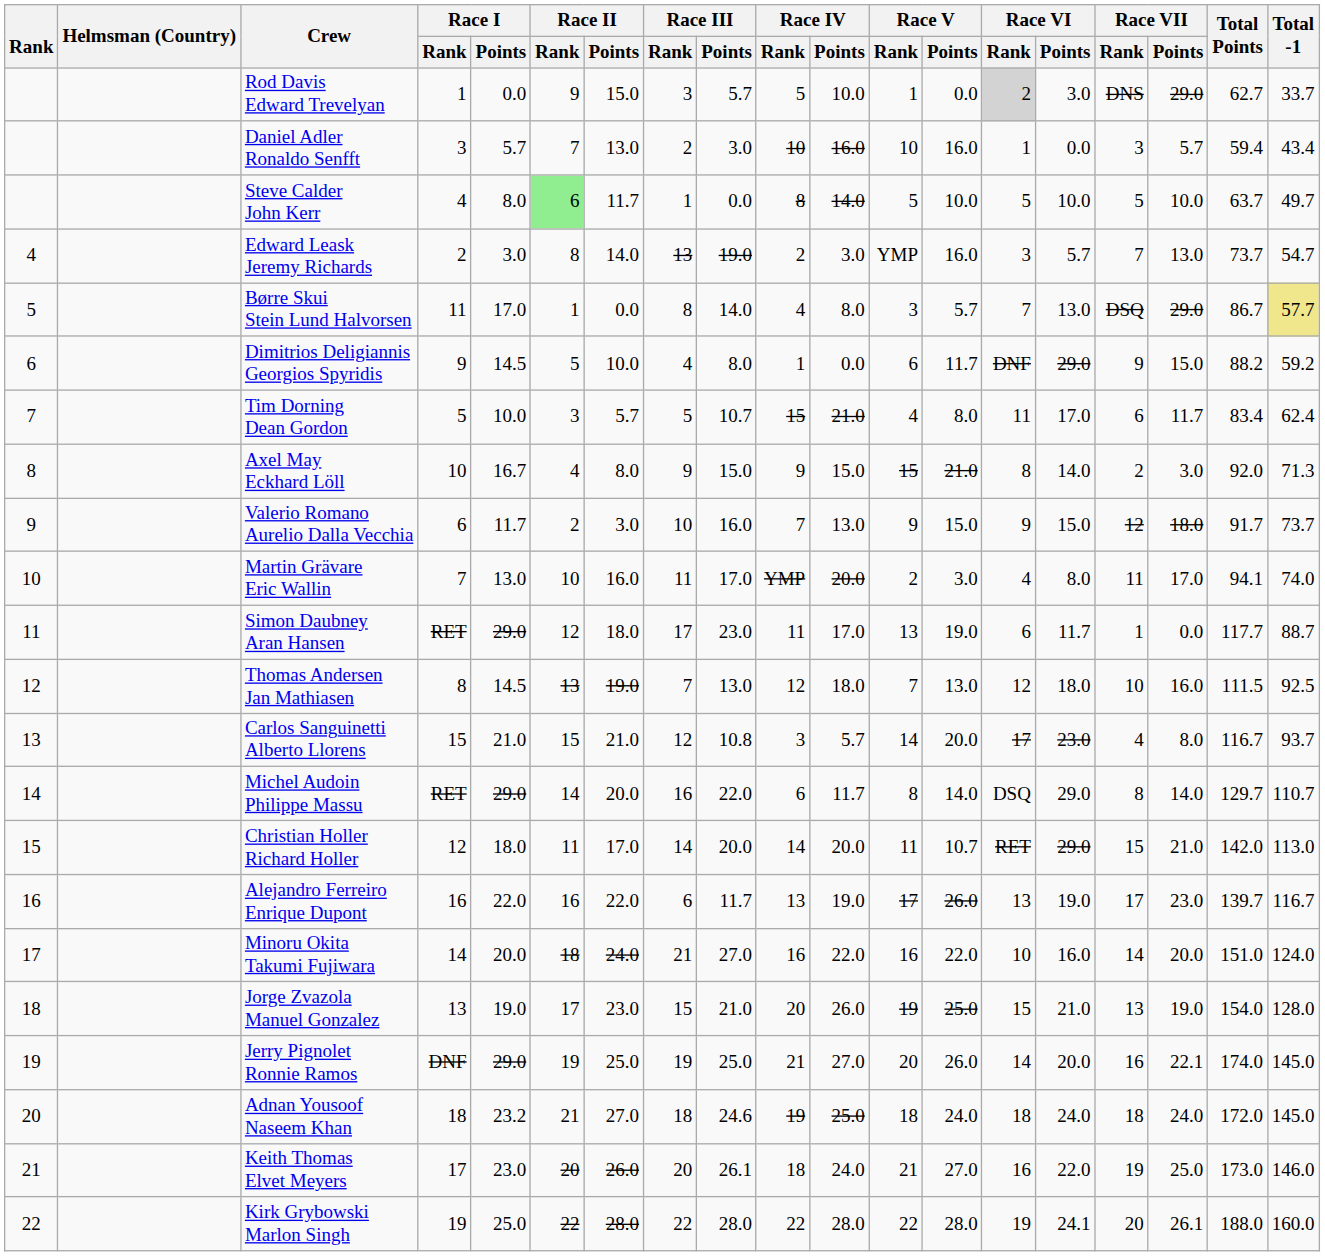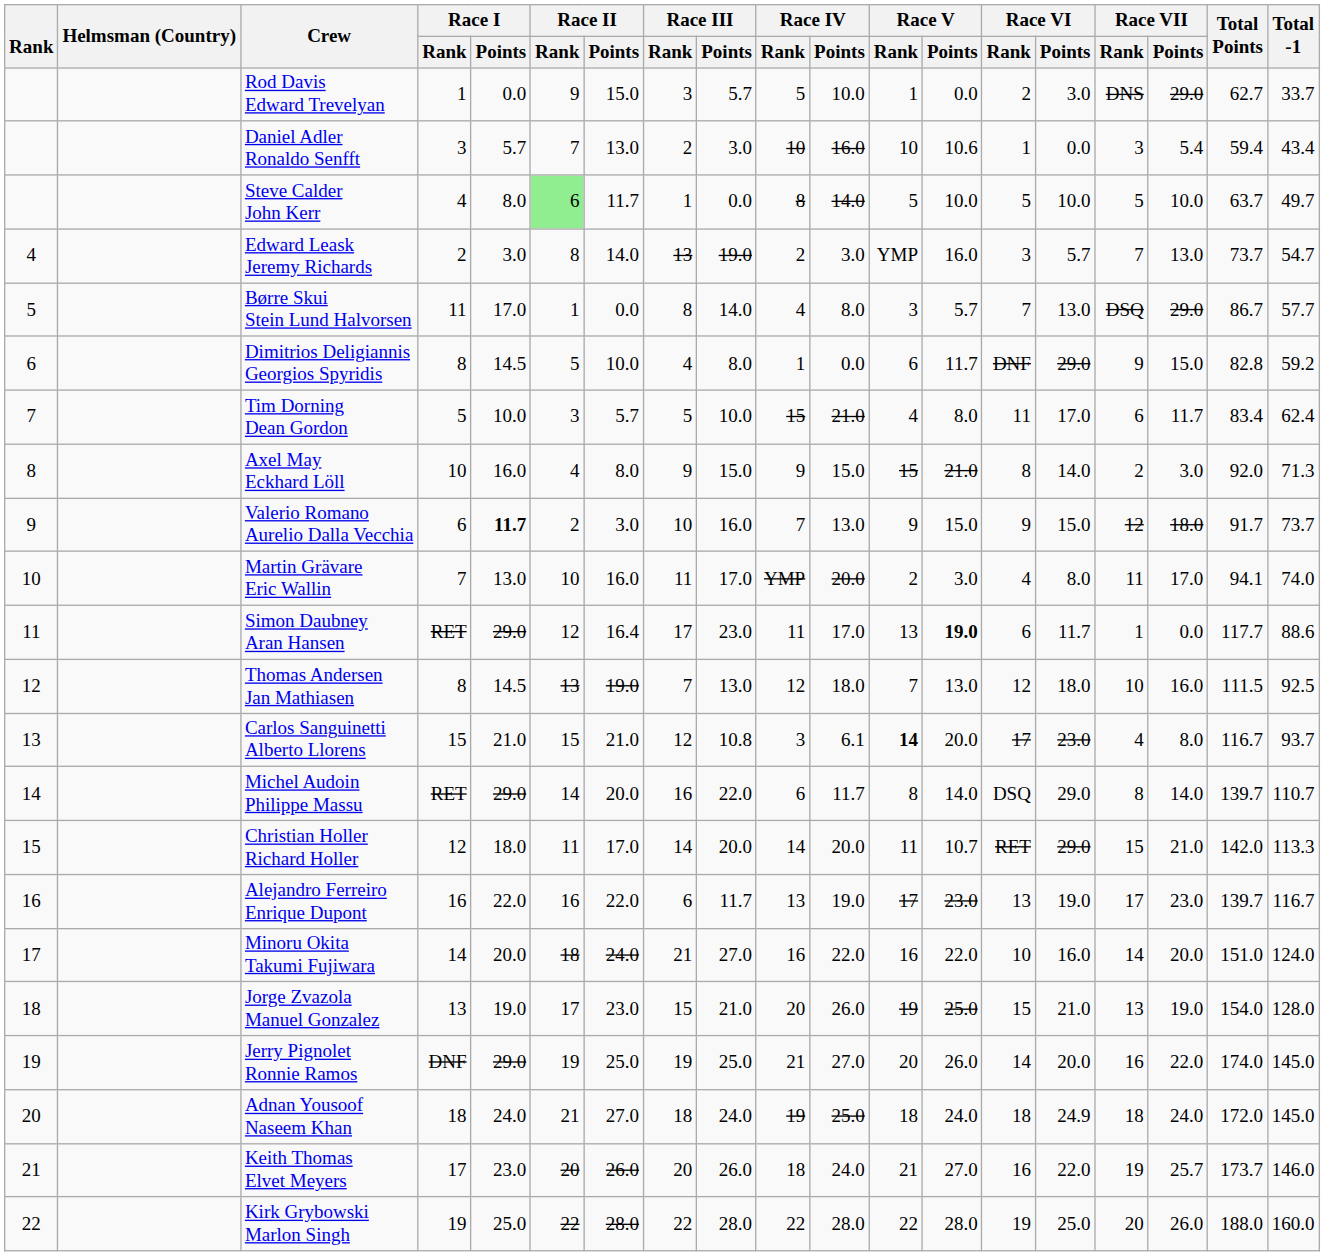(1026, 94) lightgrey background -> (1026, 94) no background
(961, 148) 16.0 -> (961, 148) 10.6
(1191, 148) 5.7 -> (1191, 148) 5.4
(1298, 309) khaki background -> (1298, 309) no background
(462, 363) 9 -> (462, 363) 8
(1246, 363) 88.2 -> (1246, 363) 82.8
(735, 417) 10.7 -> (735, 417) 10.0
(510, 471) 16.7 -> (510, 471) 16.0
(510, 524) normal -> (510, 524) bold
(622, 632) 18.0 -> (622, 632) 16.4
(961, 632) normal -> (961, 632) bold
(1298, 632) 88.7 -> (1298, 632) 88.6
(853, 739) 5.7 -> (853, 739) 6.1
(909, 739) normal -> (909, 739) bold
(1242, 793) 129.7 -> (1242, 793) 139.7
(1294, 847) 113.0 -> (1294, 847) 113.3
(961, 901) 26.0 -> (961, 901) 23.0
(1187, 1062) 22.1 -> (1187, 1062) 22.0
(510, 1116) 23.2 -> (510, 1116) 24.0
(735, 1116) 24.6 -> (735, 1116) 24.0
(1074, 1116) 24.0 -> (1074, 1116) 24.9
(735, 1170) 26.1 -> (735, 1170) 26.0
(1187, 1170) 25.0 -> (1187, 1170) 25.7
(1242, 1170) 173.0 -> (1242, 1170) 173.7
(1074, 1224) 24.1 -> (1074, 1224) 25.0
(1187, 1224) 26.1 -> (1187, 1224) 26.0
